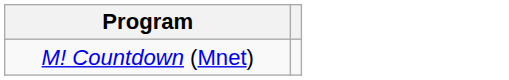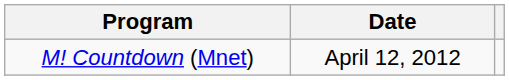+ column: (393, 22)
